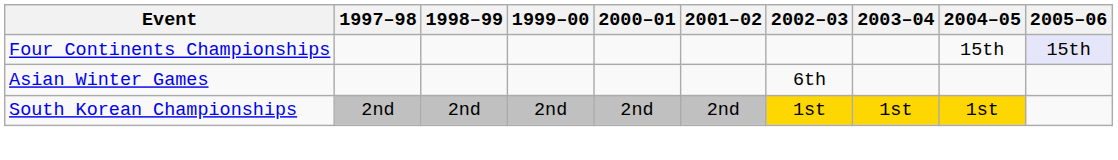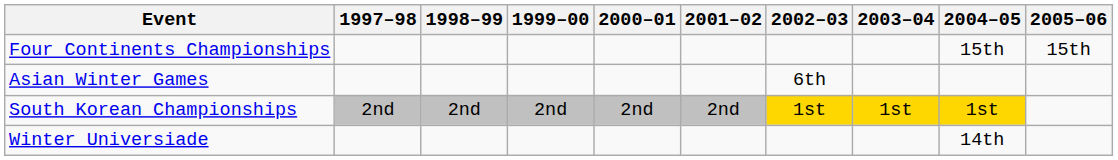(1069, 50) lavender background -> (1069, 50) no background
+ row: (109, 140)
